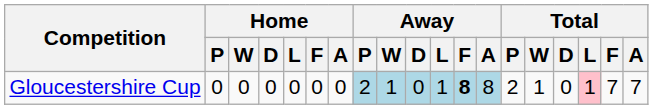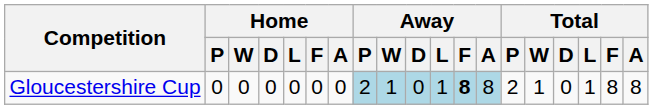(590, 87) pink background -> (590, 87) no background
(612, 87) 7 -> (612, 87) 8
(636, 87) 7 -> (636, 87) 8
